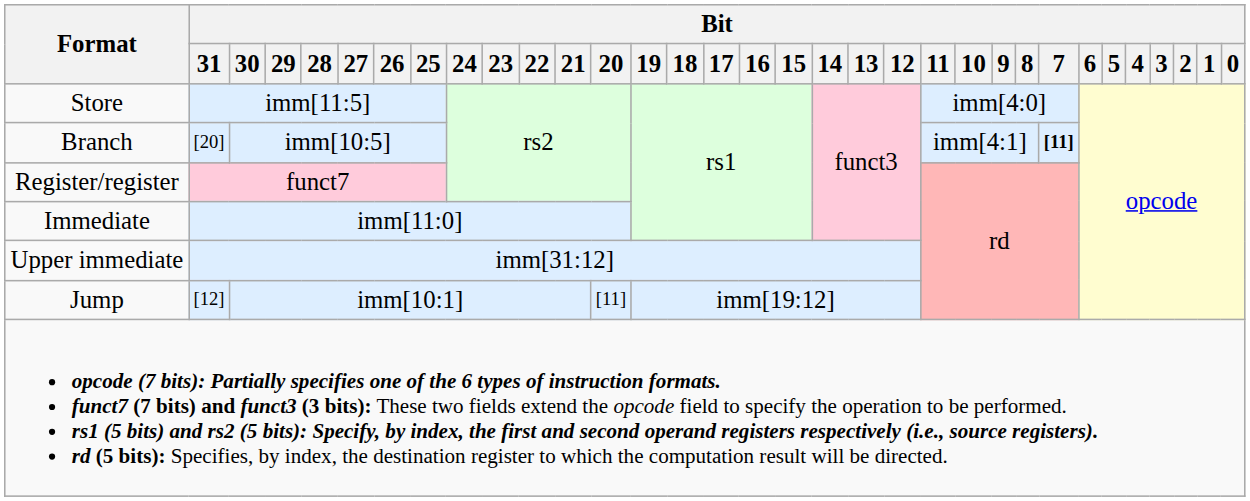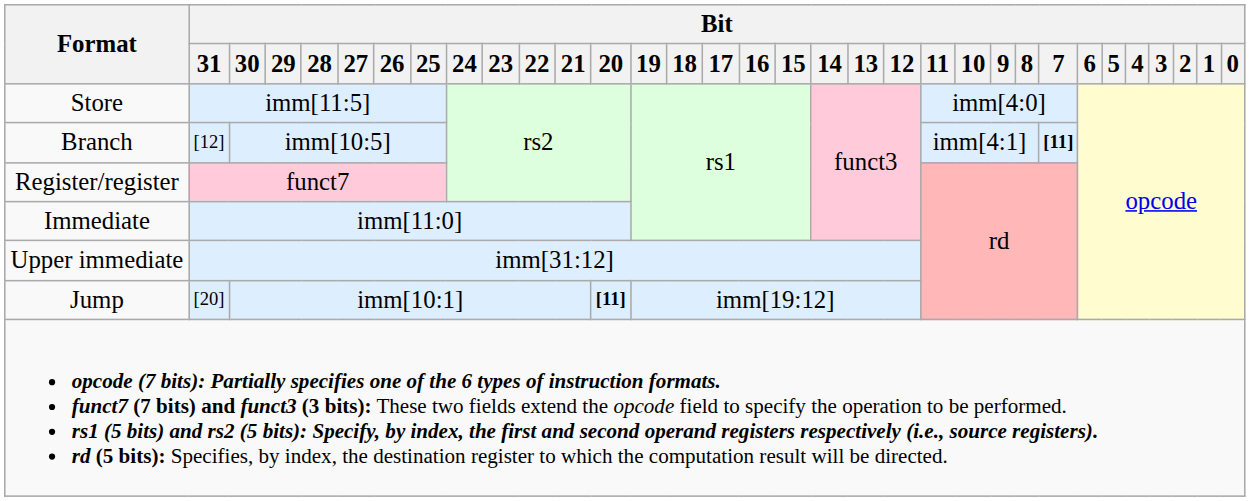(209, 142) [20] -> (209, 142) [12]
(209, 299) [12] -> (209, 299) [20]
(611, 299) normal -> (611, 299) bold
